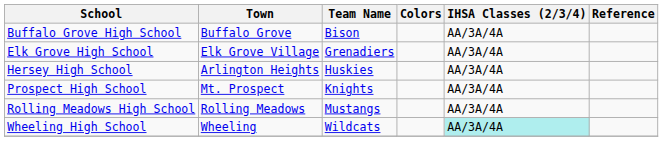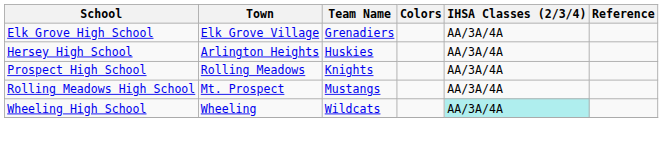- row: (94, 33)
(243, 89) Mt. Prospect -> (253, 70) Rolling Meadows
(253, 108) Rolling Meadows -> (243, 89) Mt. Prospect
